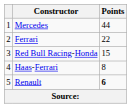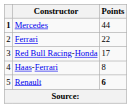(8, 25) normal -> (8, 25) bold
(106, 53) 15 -> (106, 53) 17
